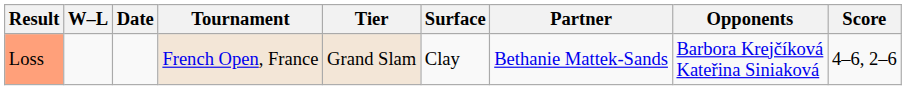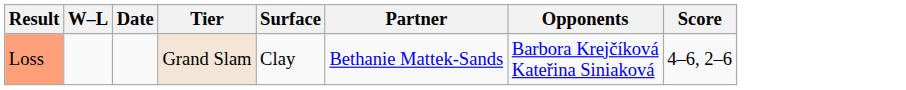- column: (240, 19)
